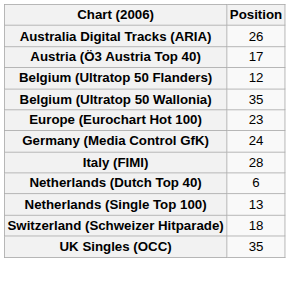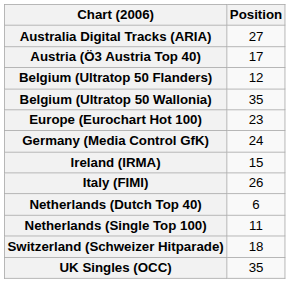(256, 36) 26 -> (256, 36) 27
+ row: (116, 162)
(256, 162) 28 -> (256, 183) 26
(256, 204) 13 -> (256, 225) 11
